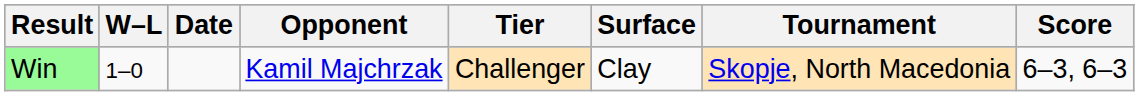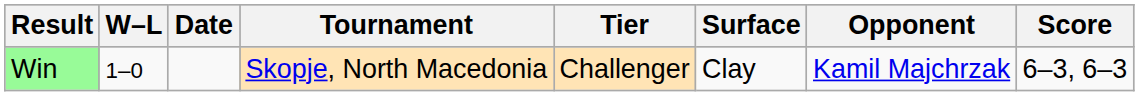columns swapped: (859, 25) <-> (344, 25)
